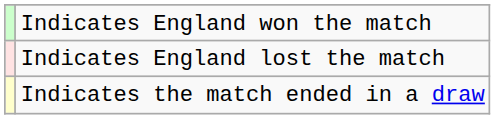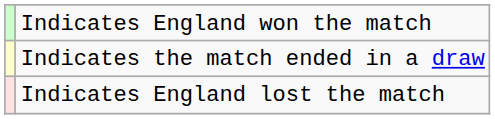rows swapped: (253, 95) <-> (233, 59)
